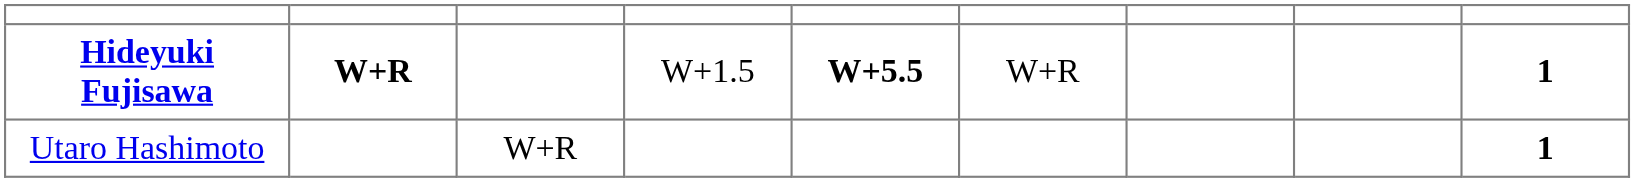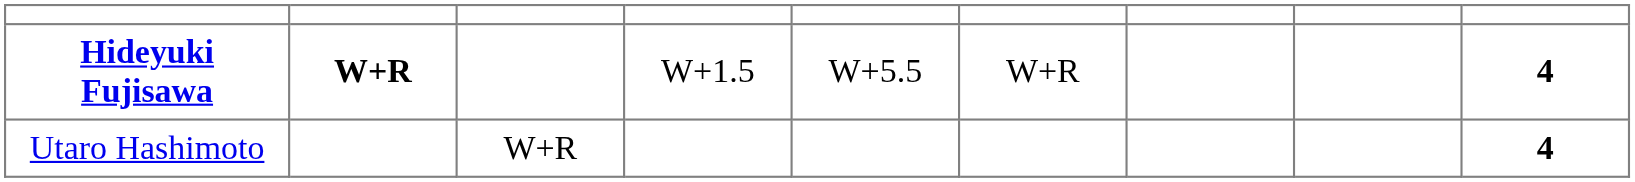(875, 71) bold -> (875, 71) normal
(1545, 71) 1 -> (1545, 71) 4
(1545, 147) 1 -> (1545, 147) 4
